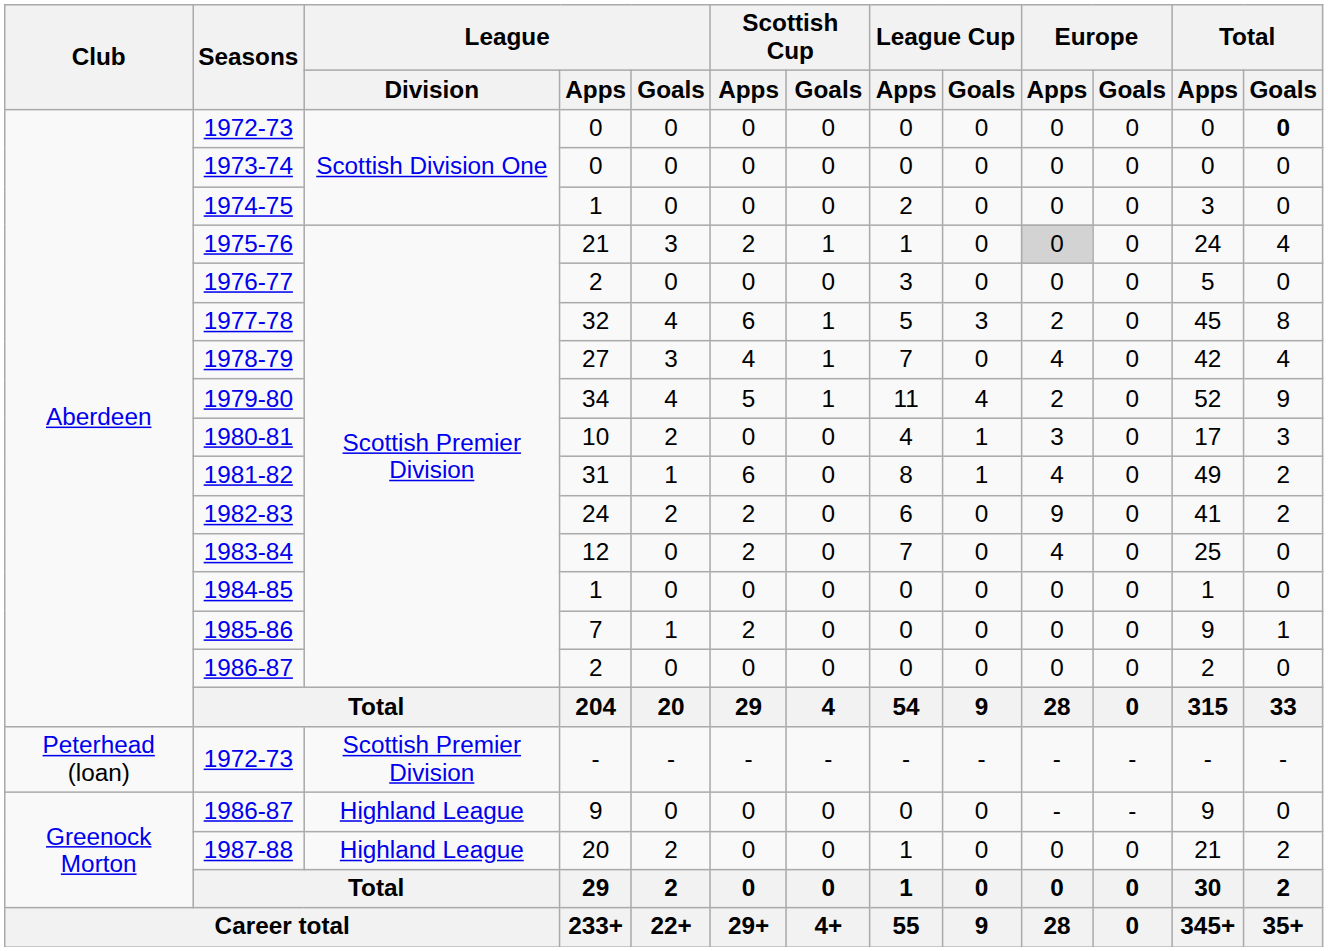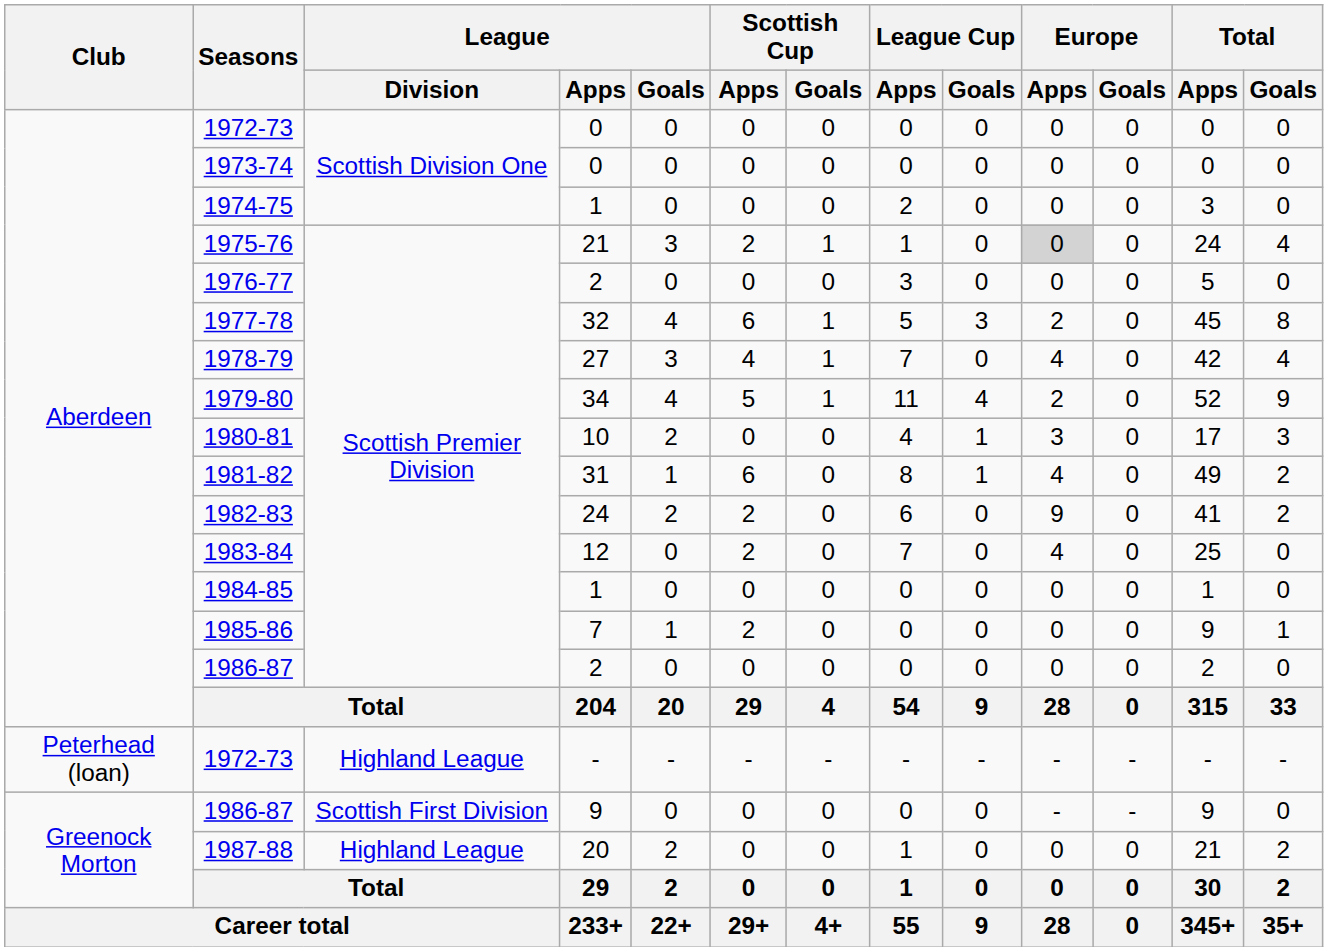(1283, 128) bold -> (1283, 128) normal
(432, 759) Scottish Premier Division -> (432, 759) Highland League
(432, 811) Highland League -> (432, 811) Scottish First Division
